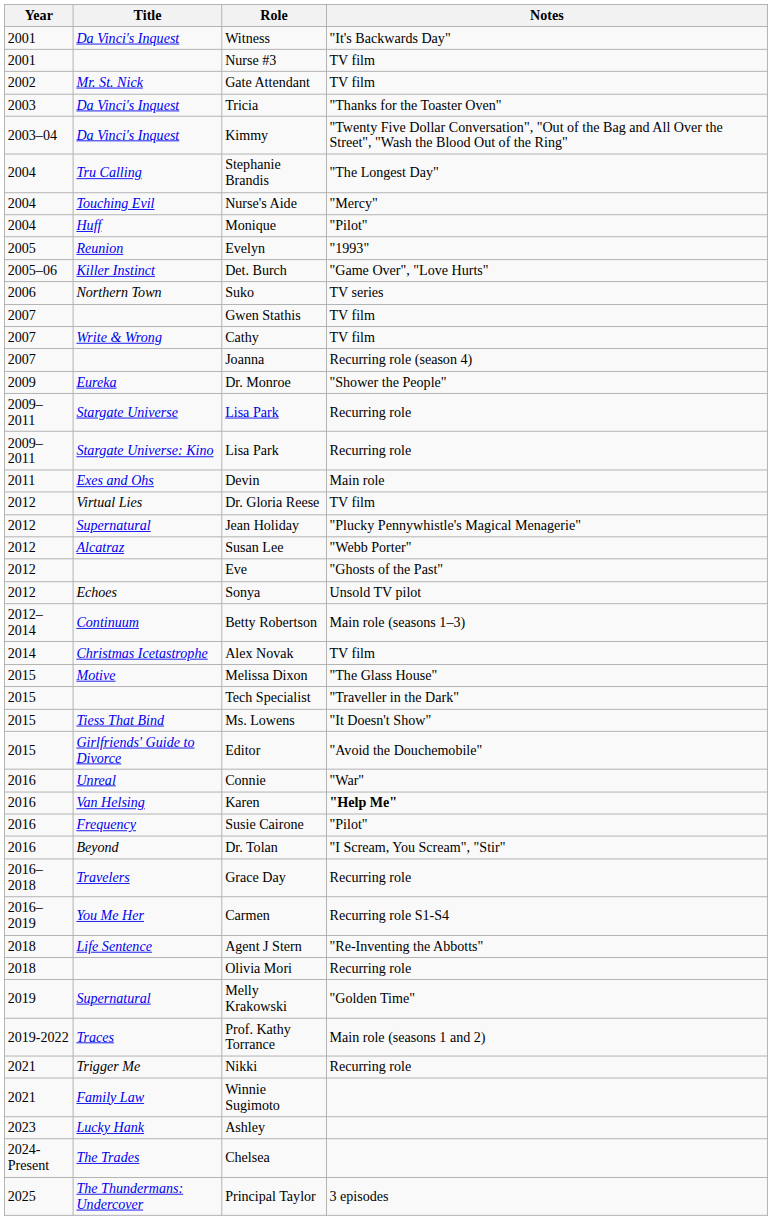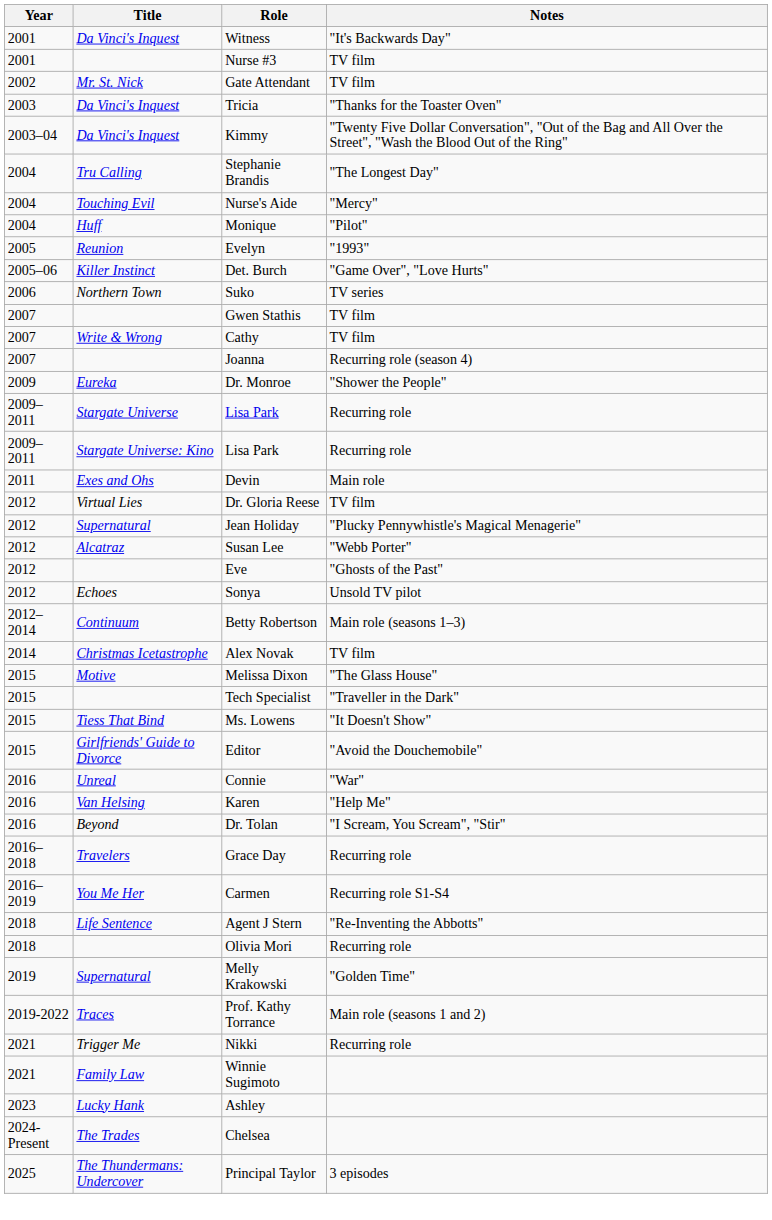(363, 802) bold -> (360, 802) normal
- row: (106, 825)
